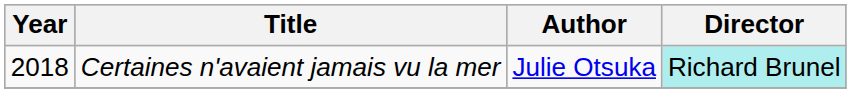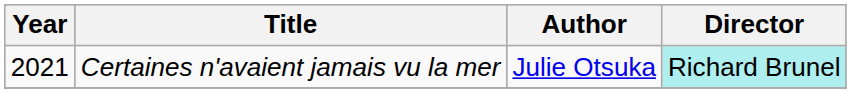(40, 66) 2018 -> (40, 66) 2021
